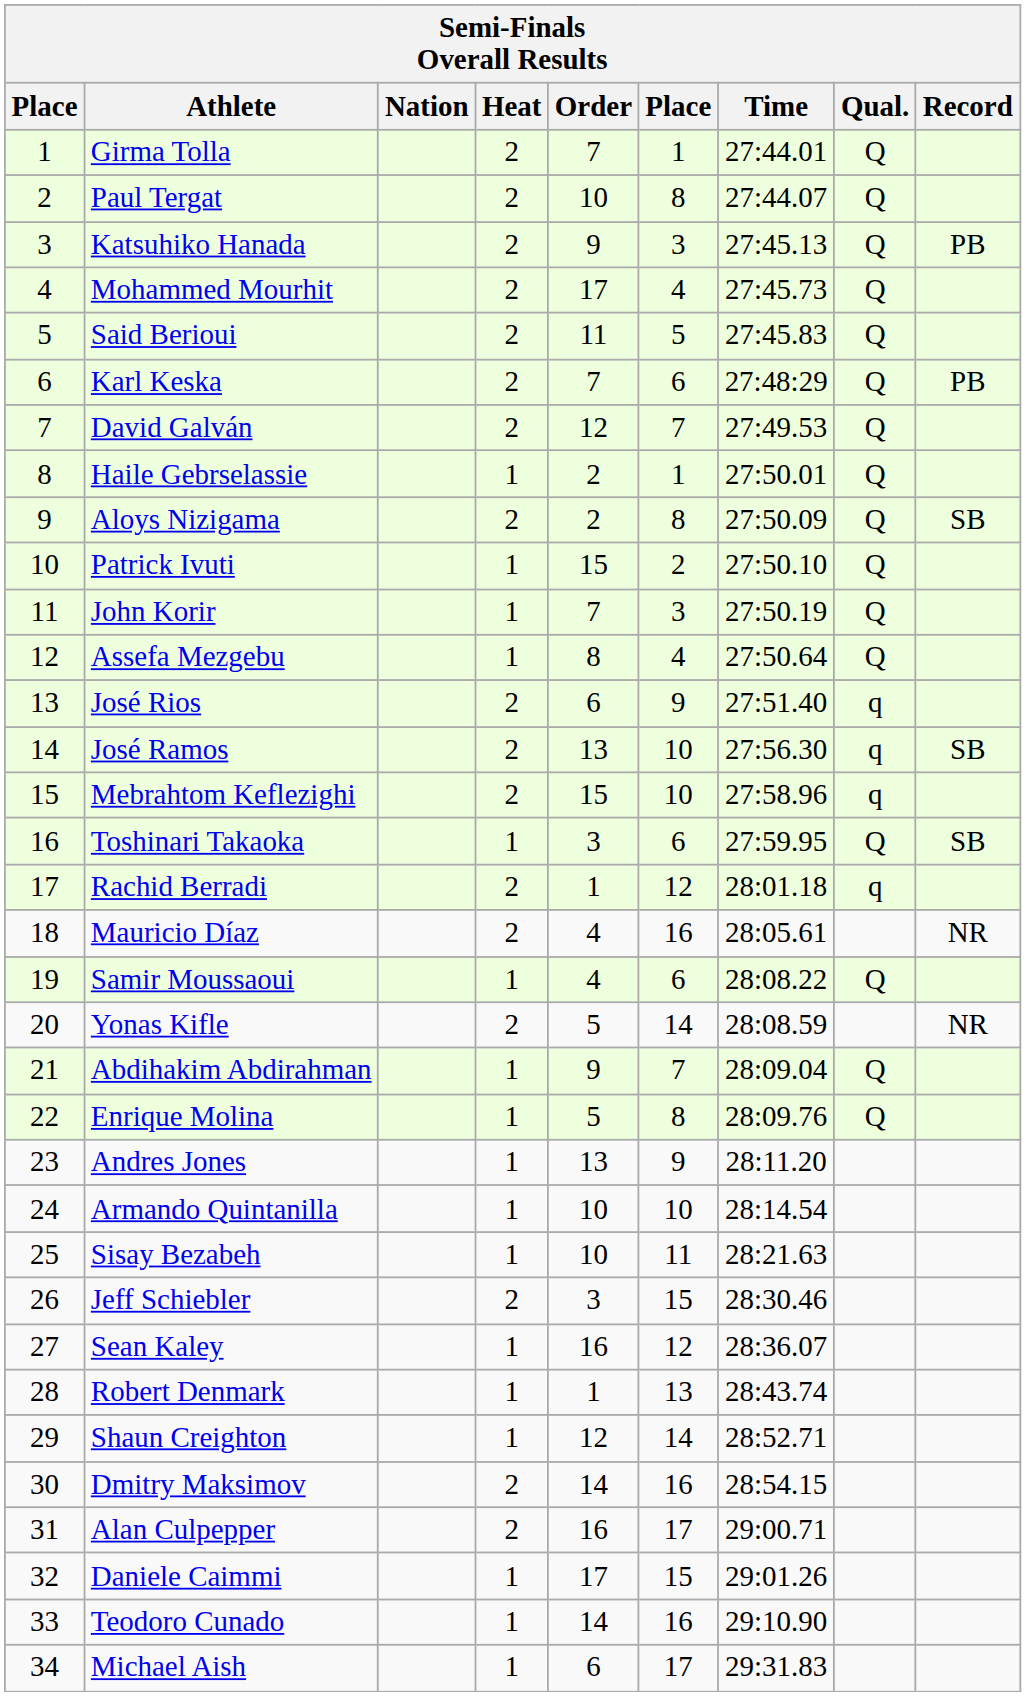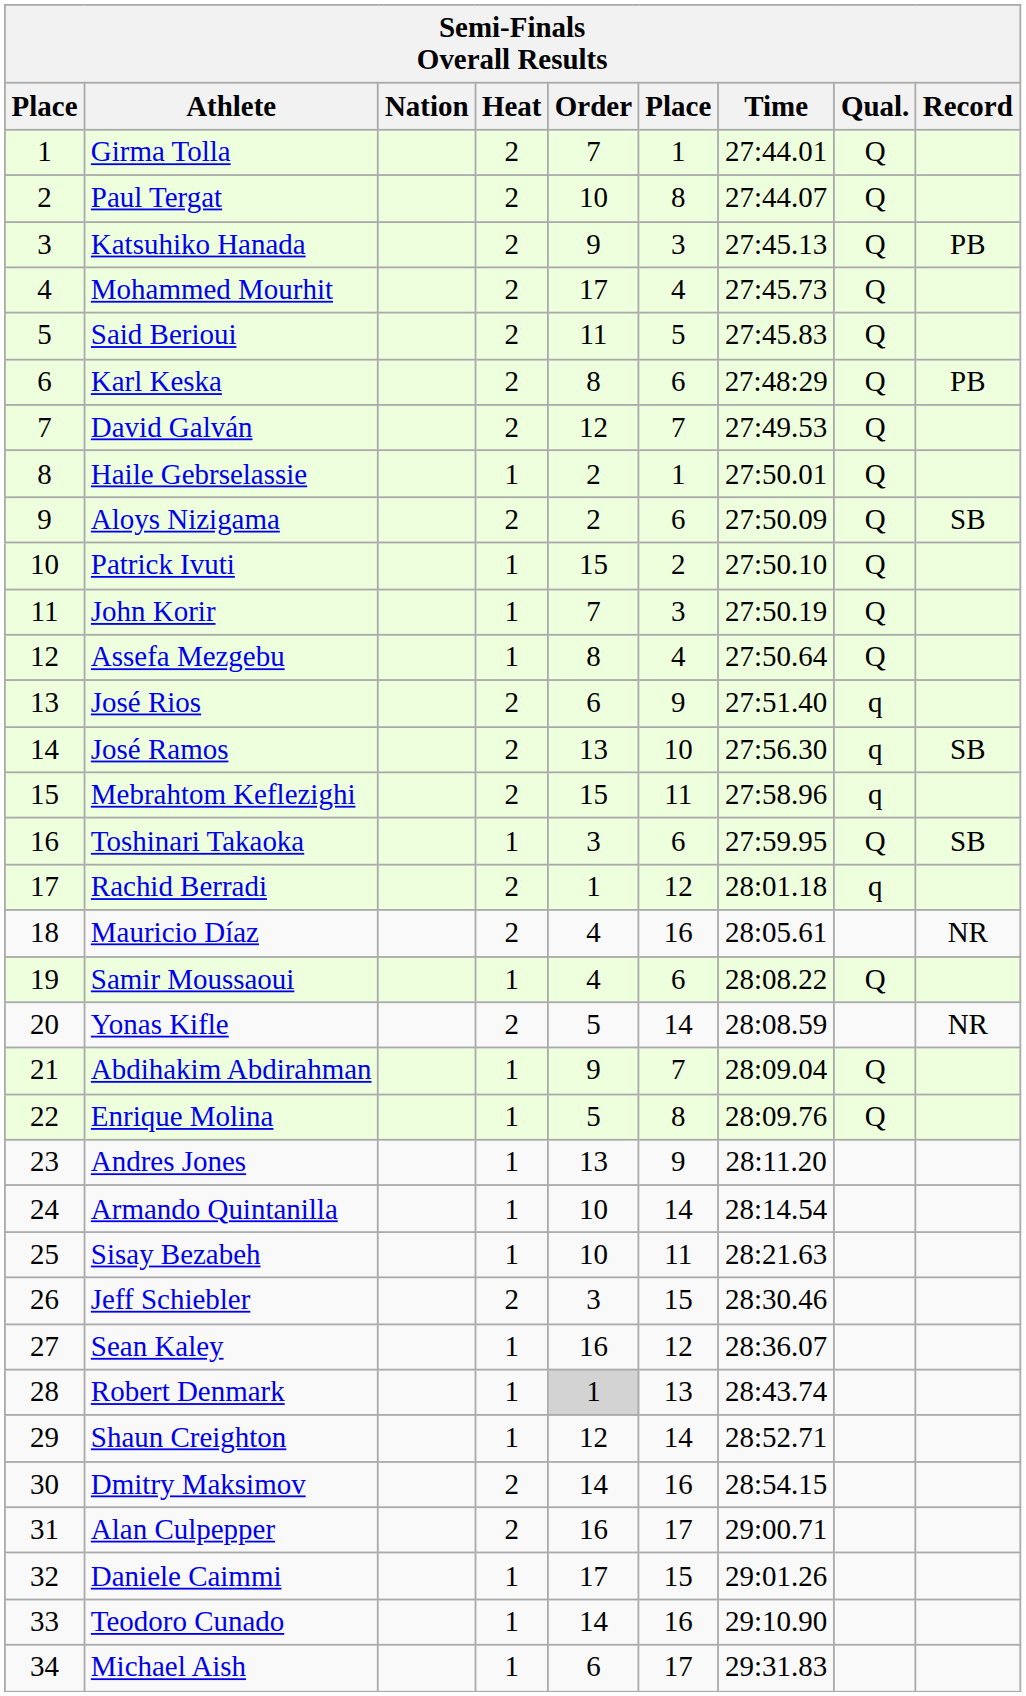(593, 381) 7 -> (593, 381) 8
(678, 519) 8 -> (678, 519) 6
(678, 794) 10 -> (678, 794) 11
(678, 1208) 10 -> (678, 1208) 14
(593, 1391) no background -> (593, 1391) lightgrey background
